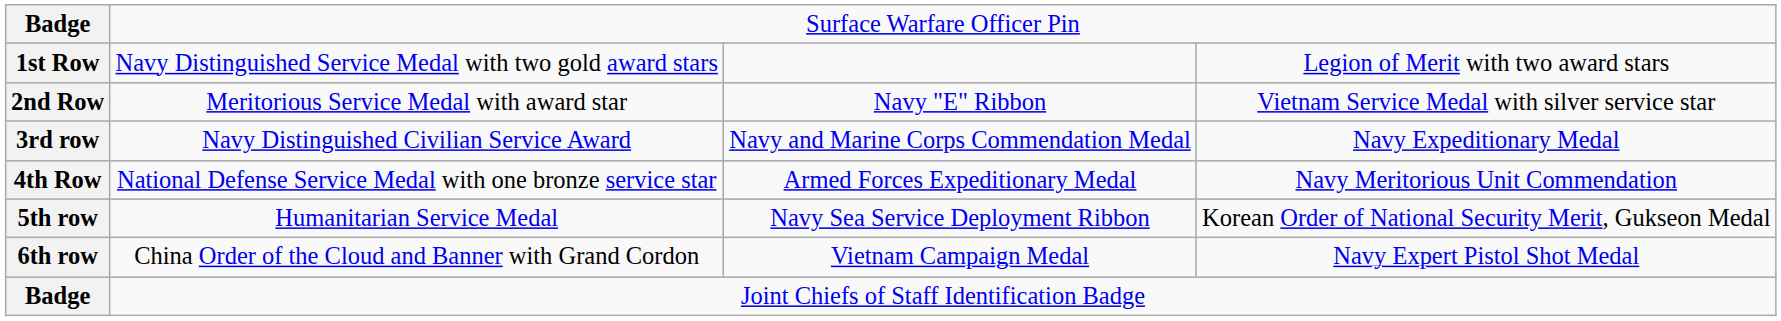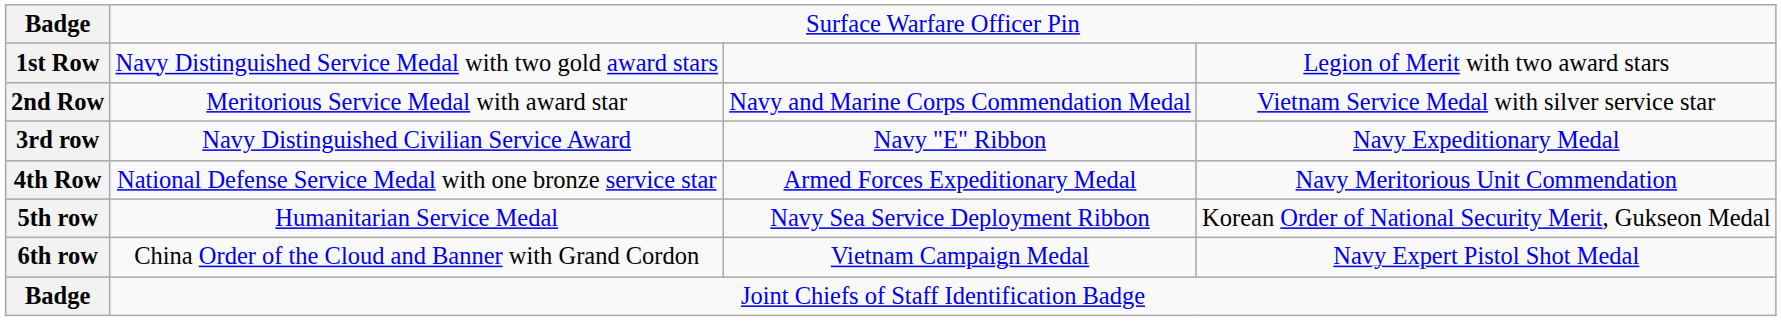(960, 101) Navy "E" Ribbon -> (960, 101) Navy and Marine Corps Commendation Medal
(960, 140) Navy and Marine Corps Commendation Medal -> (960, 140) Navy "E" Ribbon
